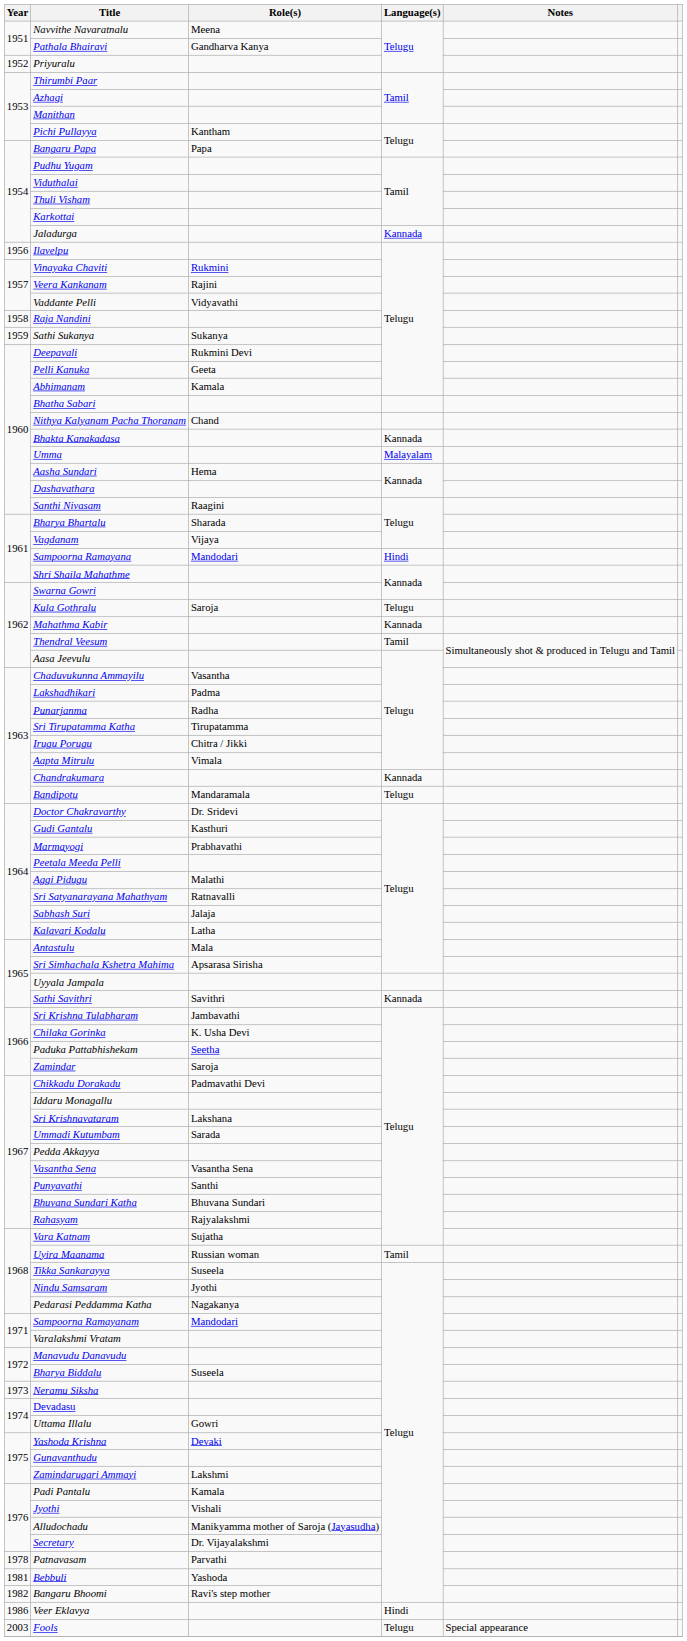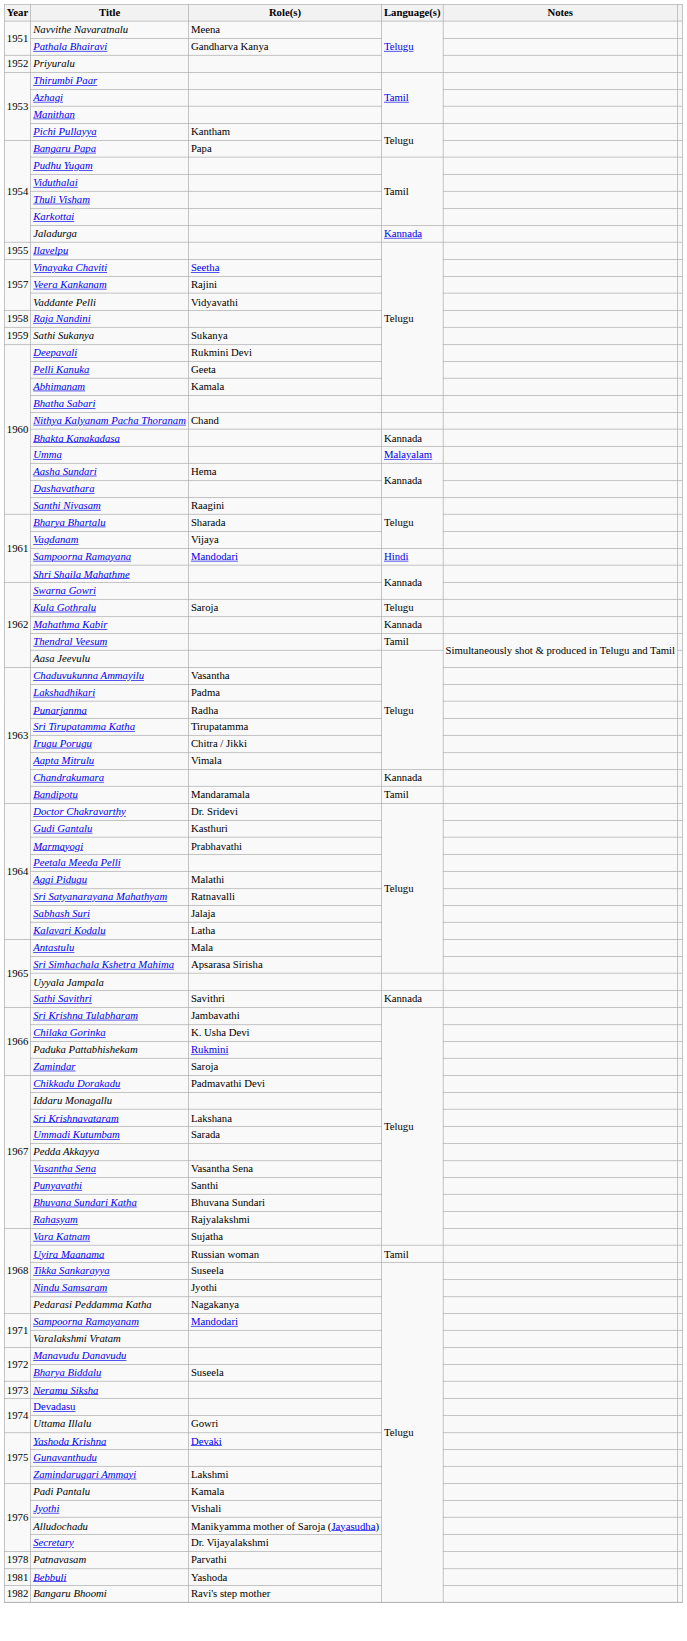(18, 251) 1956 -> (18, 251) 1955
(210, 268) Rukmini -> (205, 268) Seetha
(399, 795) Telugu -> (396, 795) Tamil
(205, 1050) Seetha -> (210, 1050) Rukmini
- row: (61, 1611)
- row: (45, 1628)
